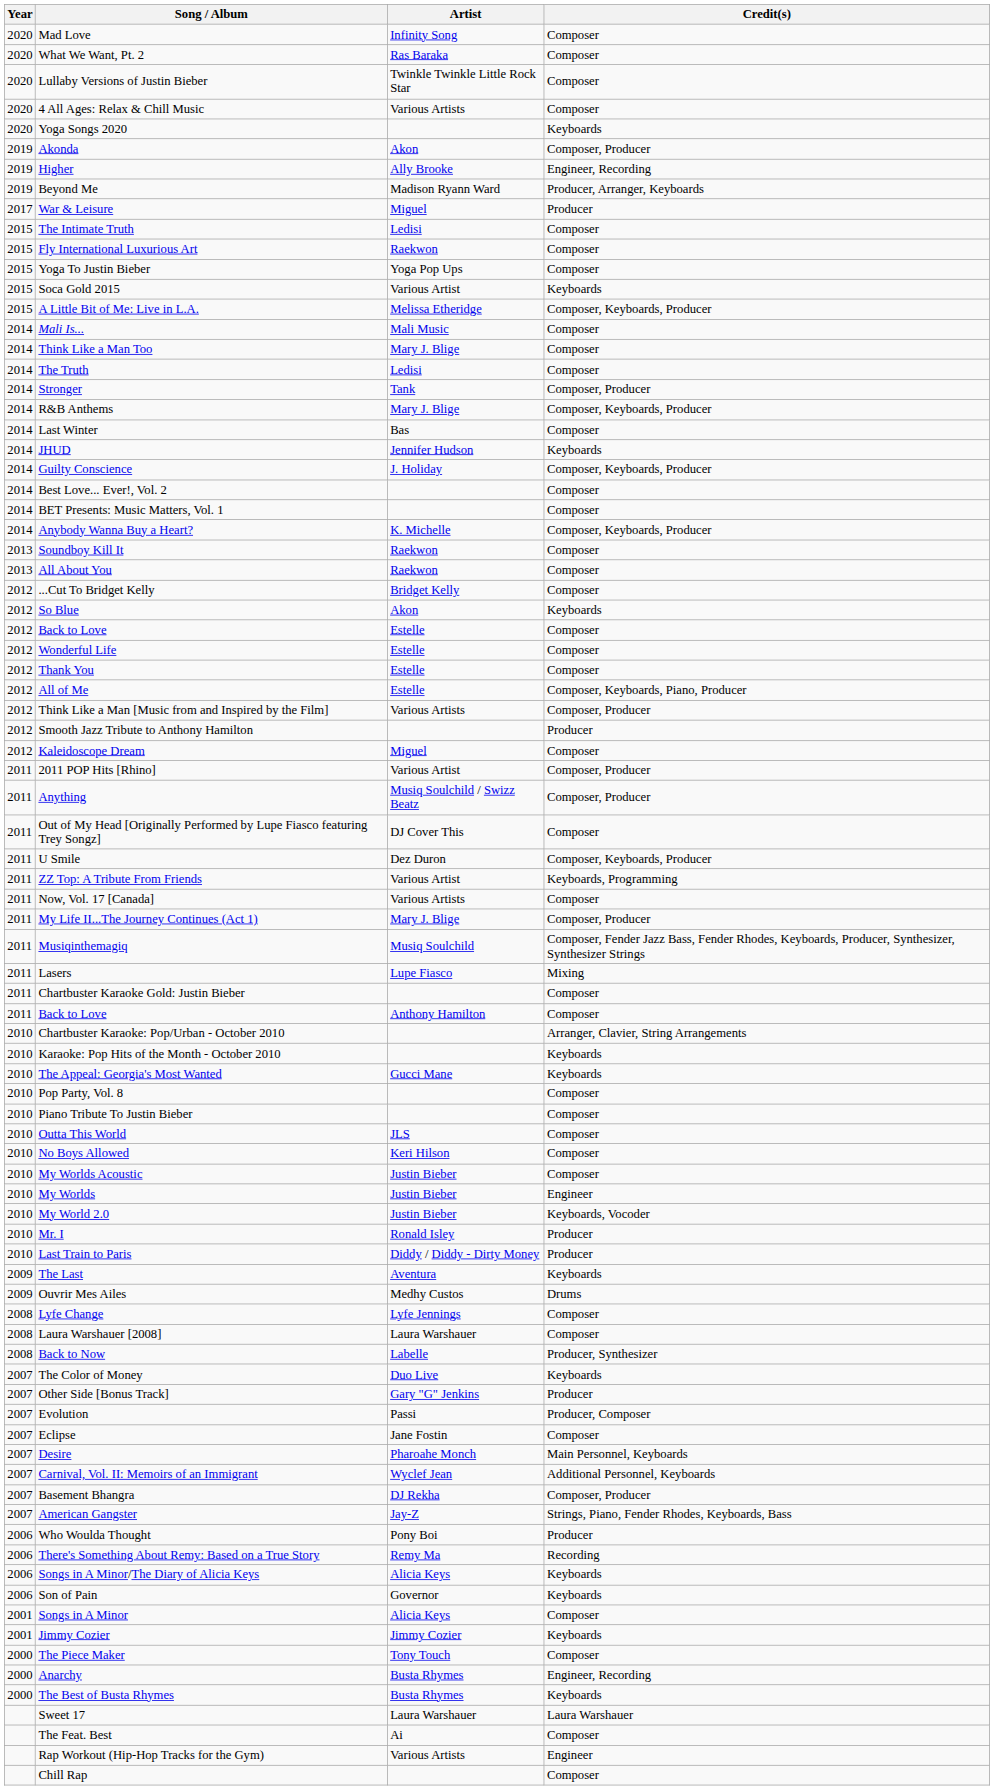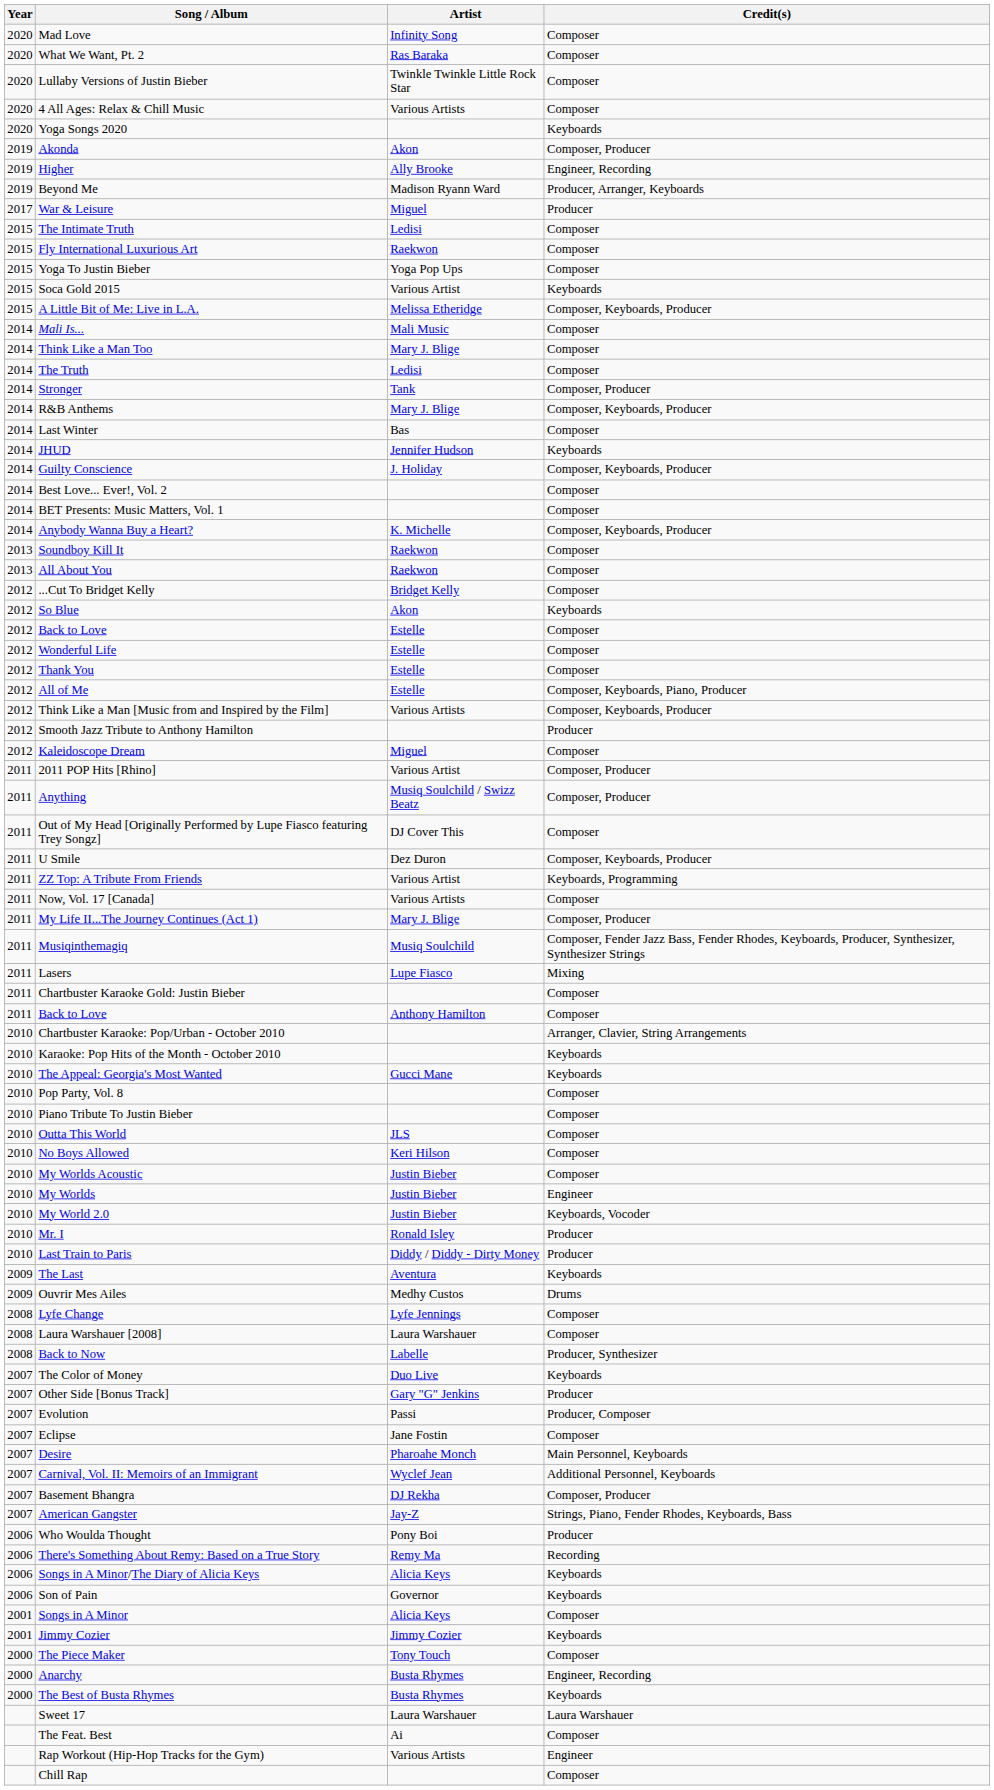(599, 710) Composer, Producer -> (629, 710) Composer, Keyboards, Producer
